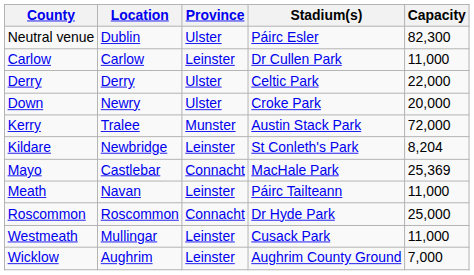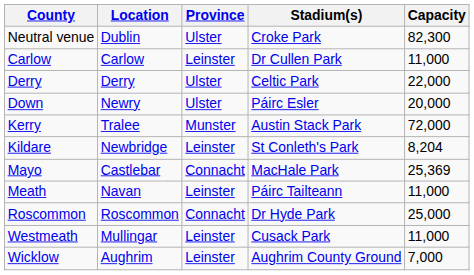(285, 37) Páirc Esler -> (286, 37) Croke Park
(286, 103) Croke Park -> (285, 103) Páirc Esler
